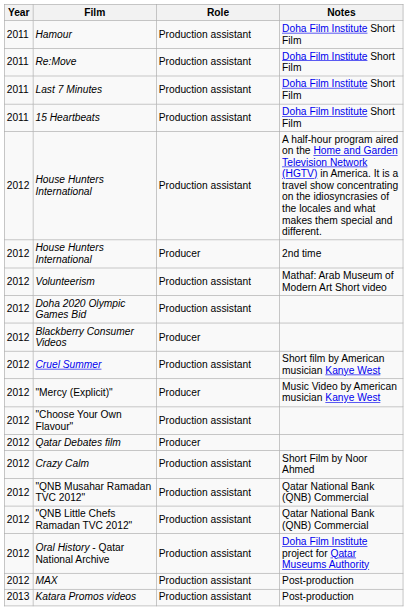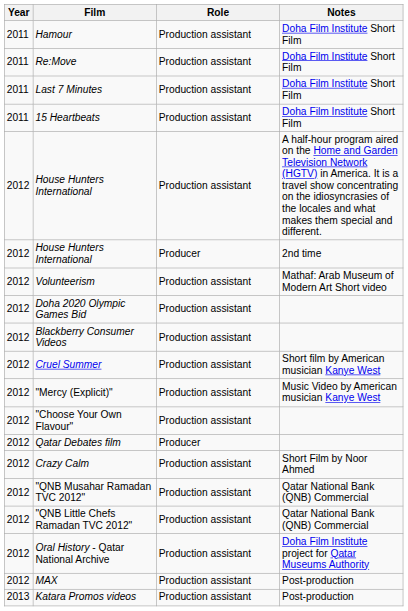(180, 337) Producer -> (205, 337) Production assistant
(180, 392) Producer -> (205, 392) Production assistant
